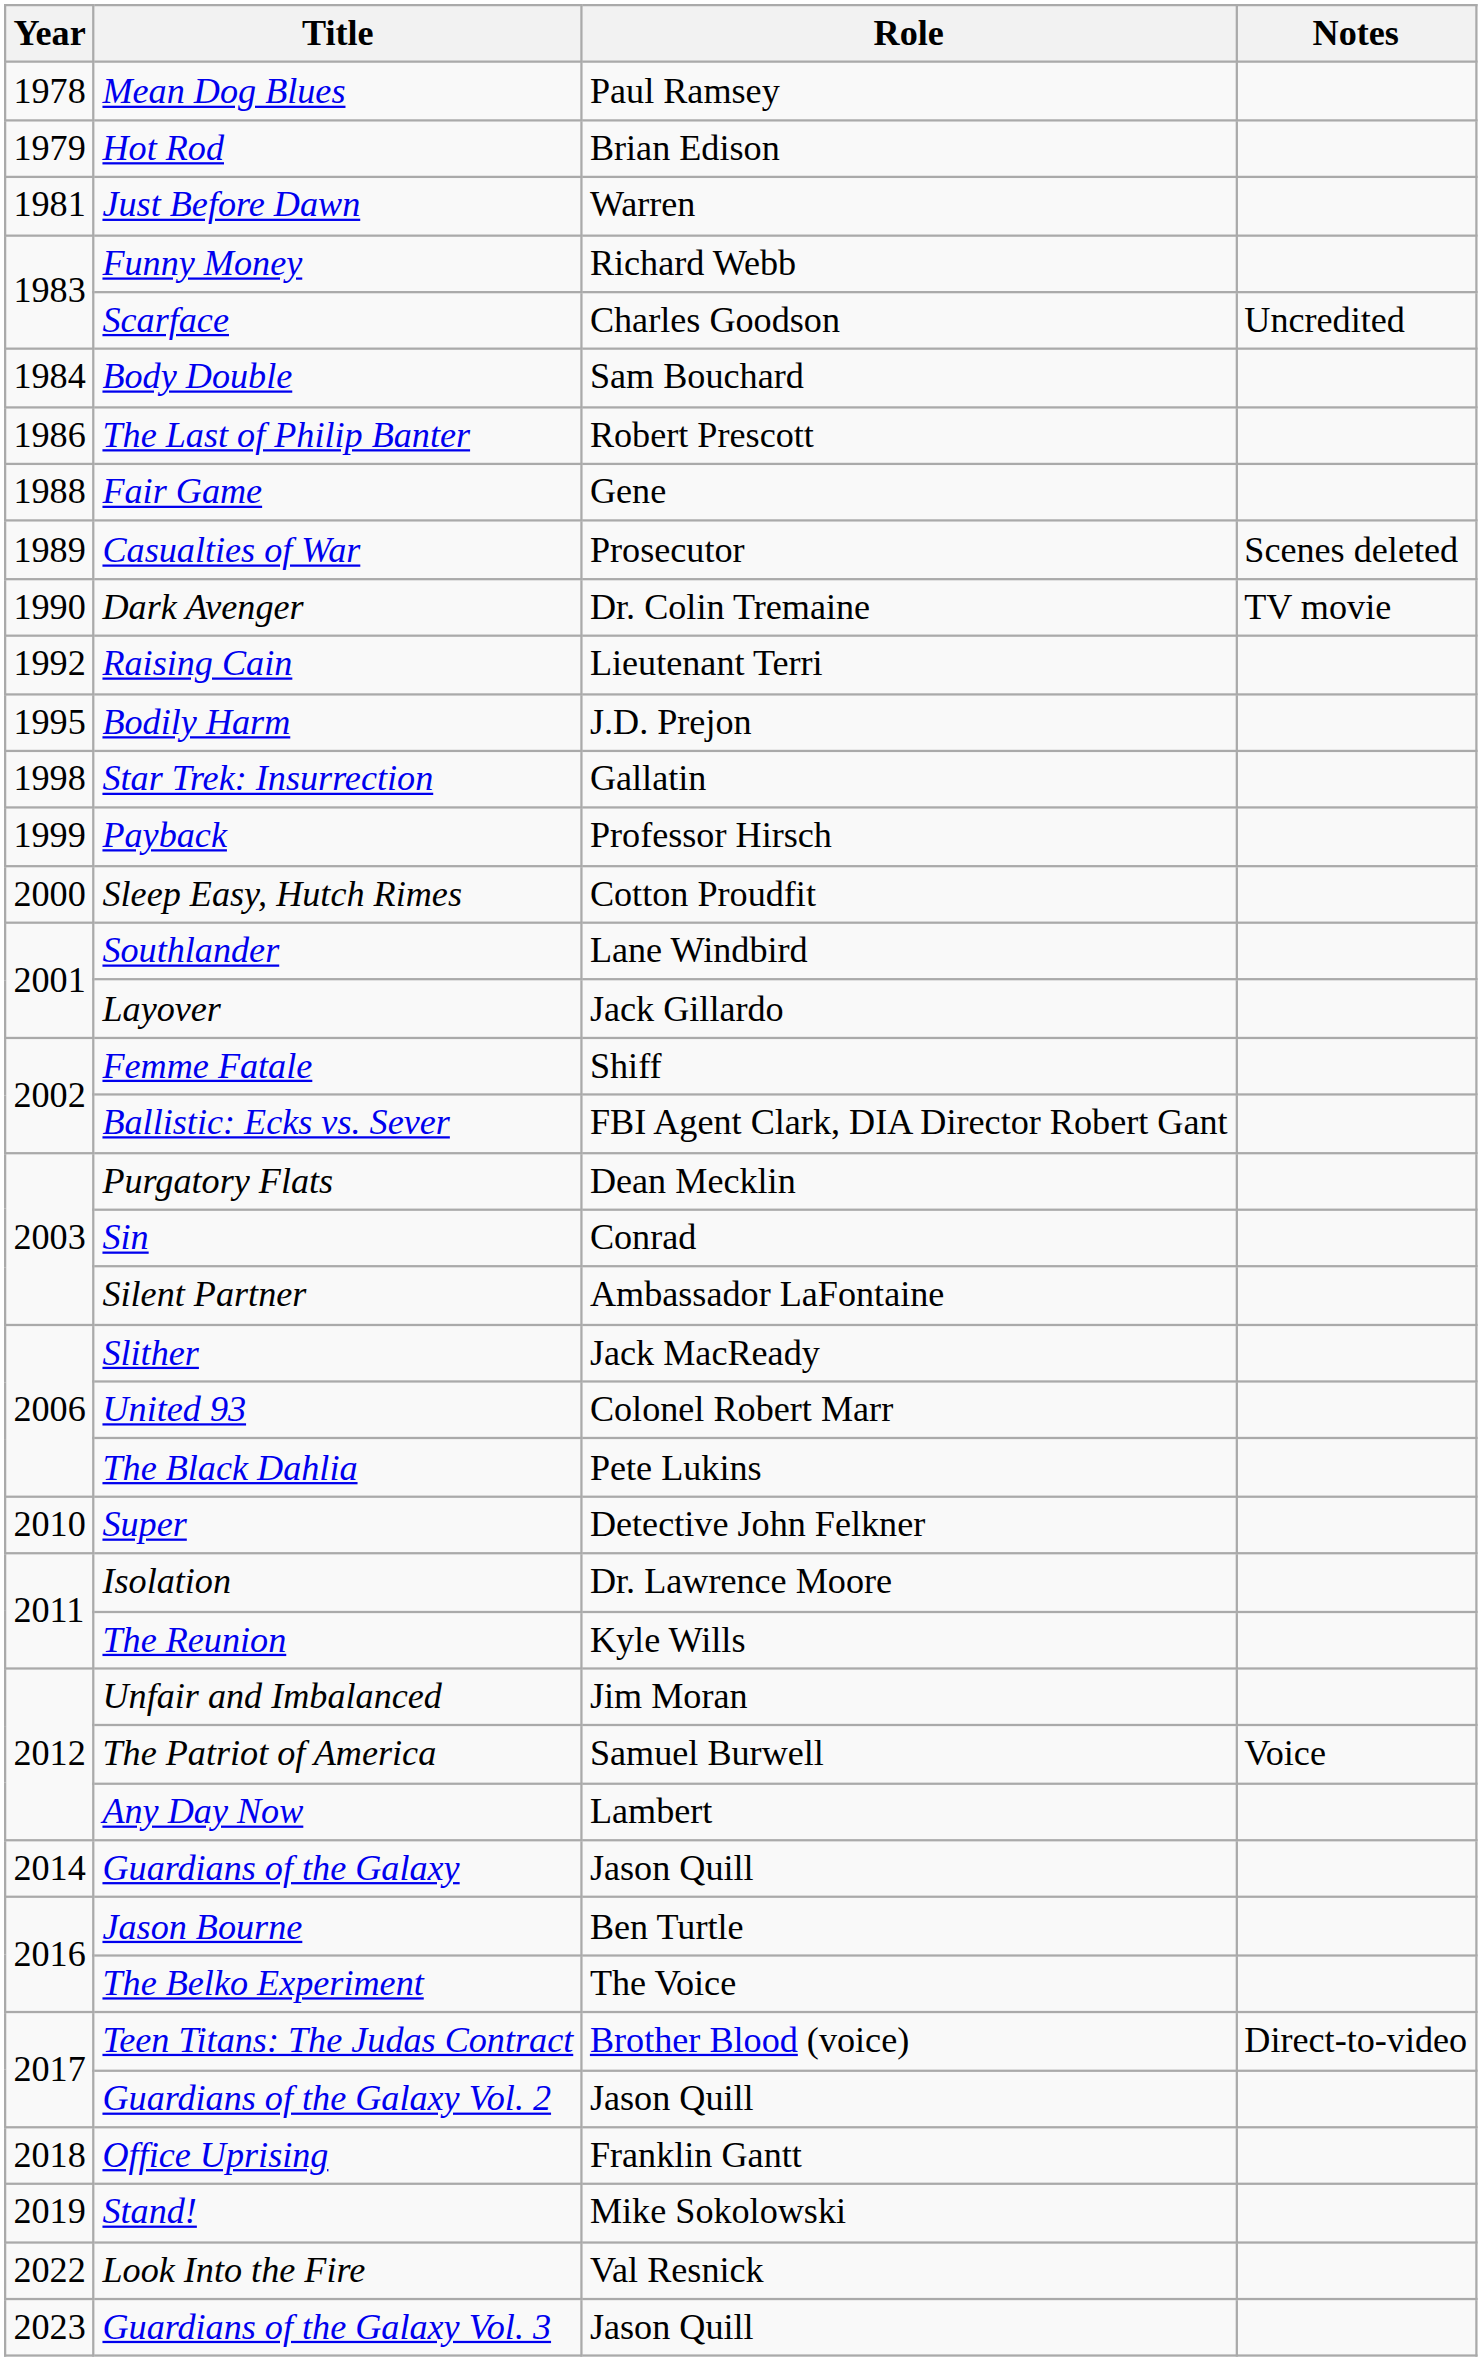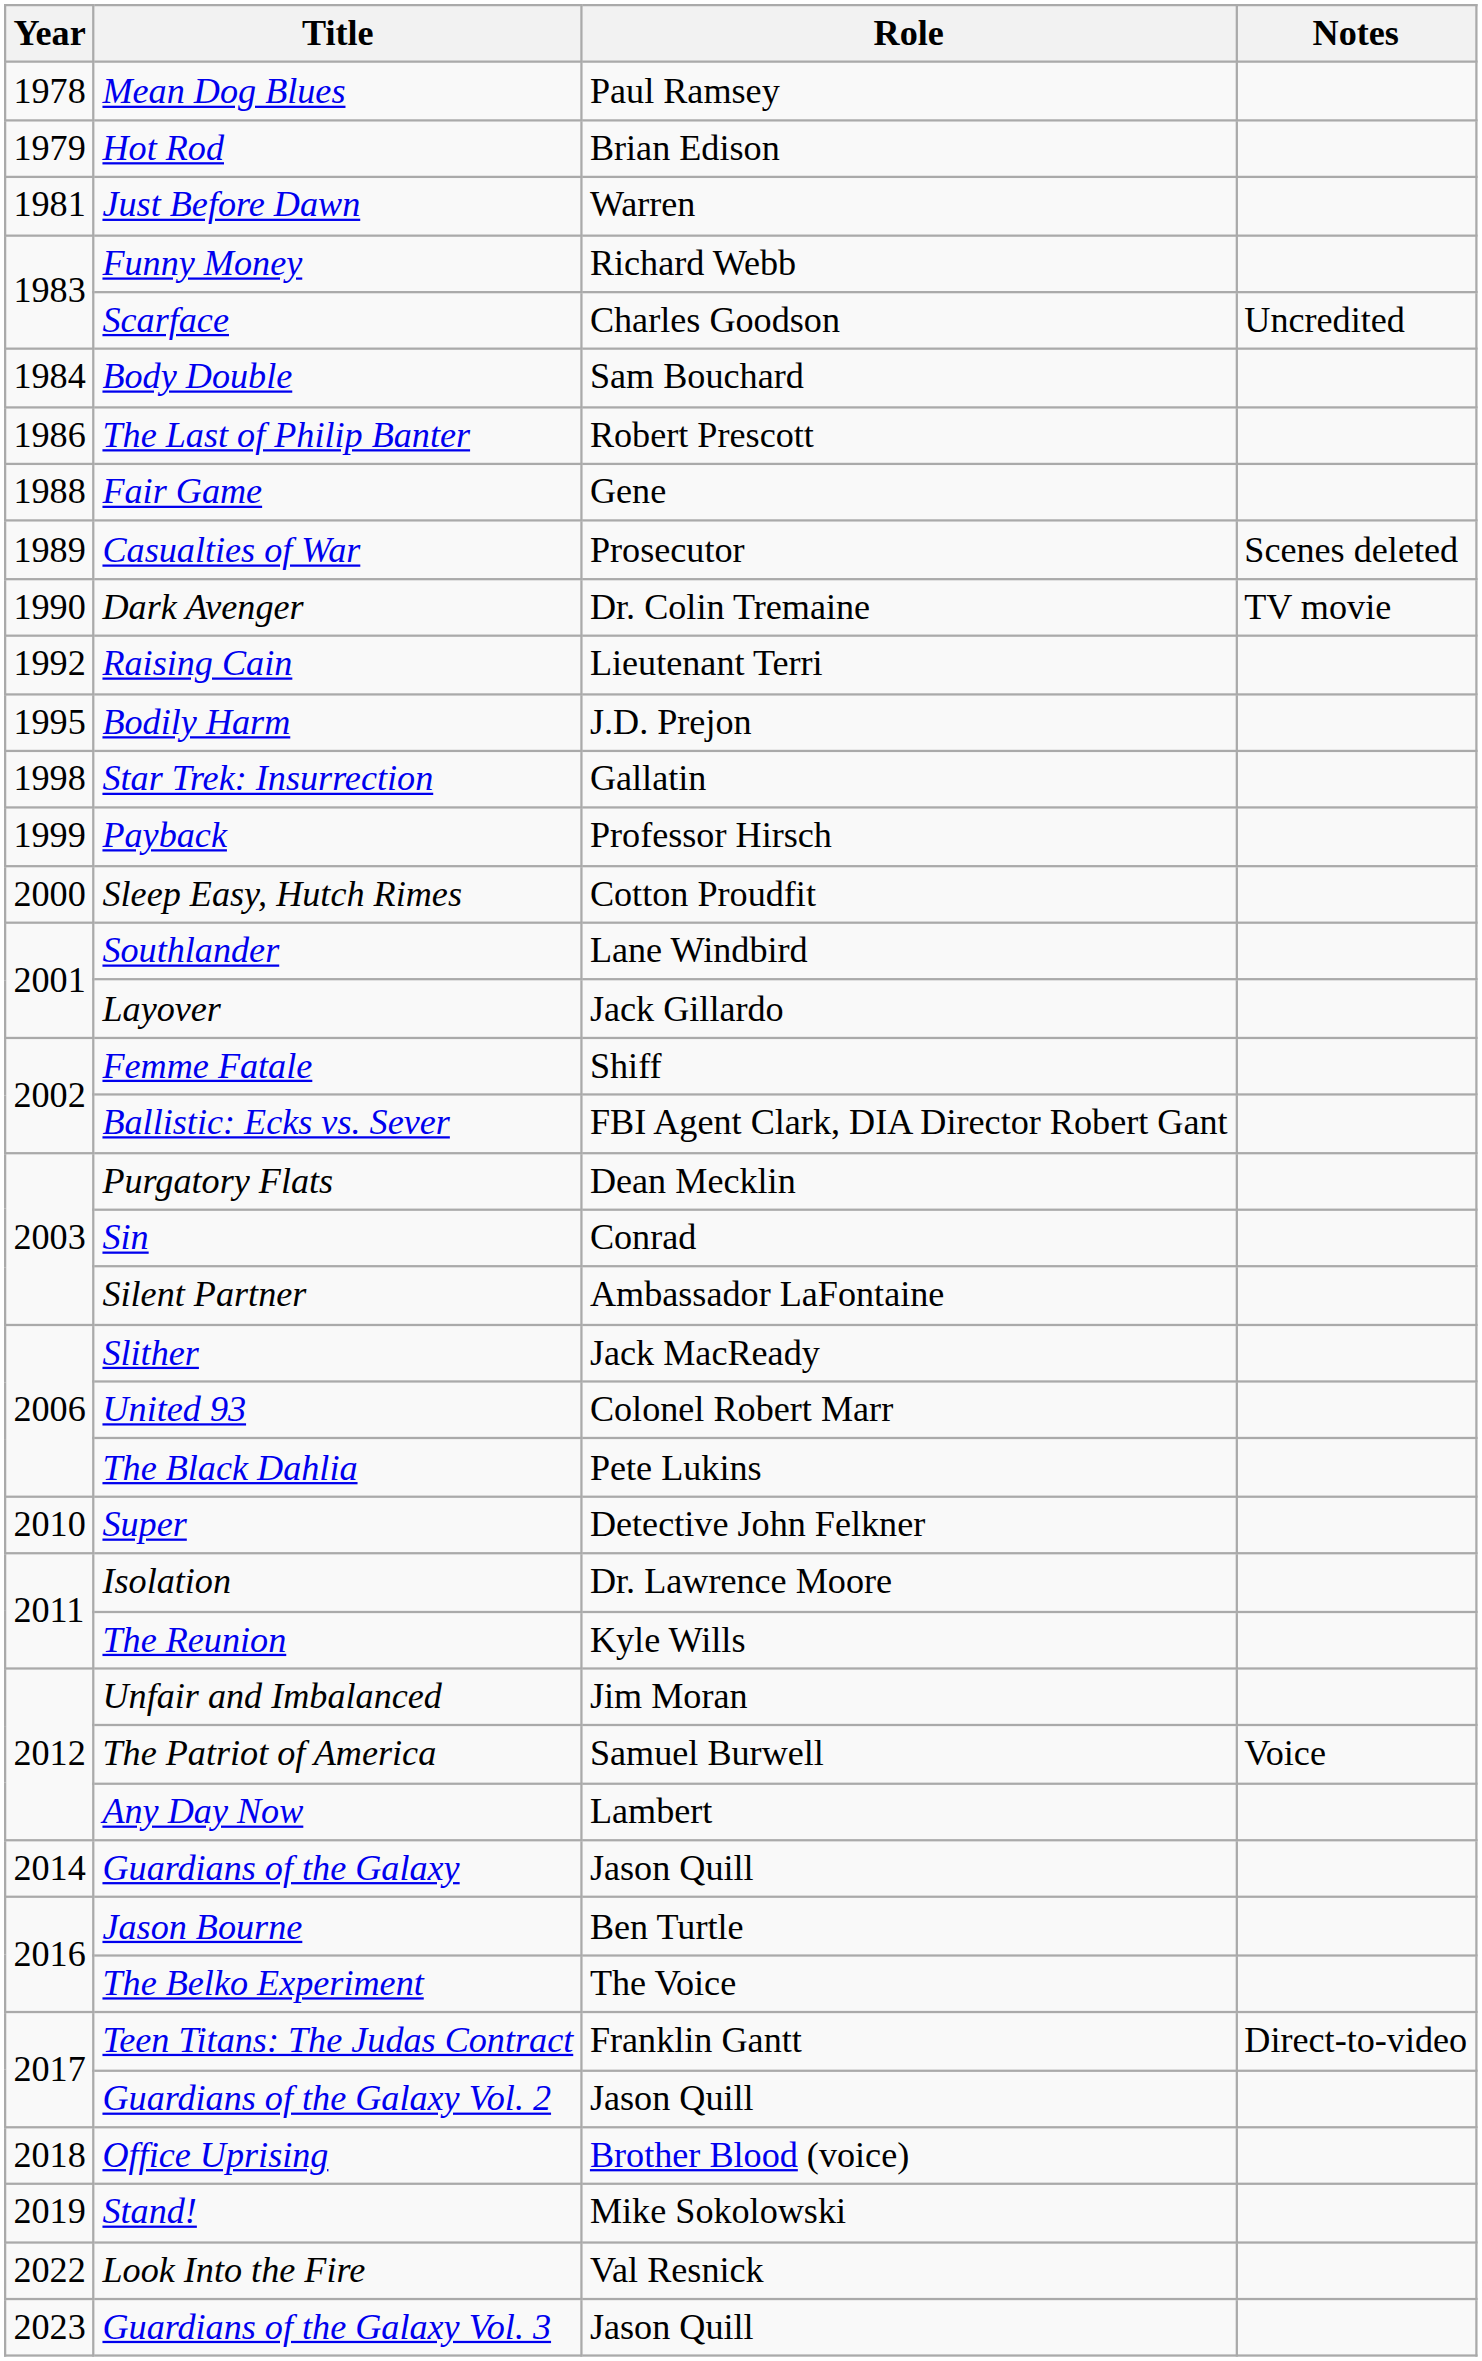(750, 2040) Brother Blood (voice) -> (696, 2040) Franklin Gantt
(696, 2155) Franklin Gantt -> (750, 2155) Brother Blood (voice)
